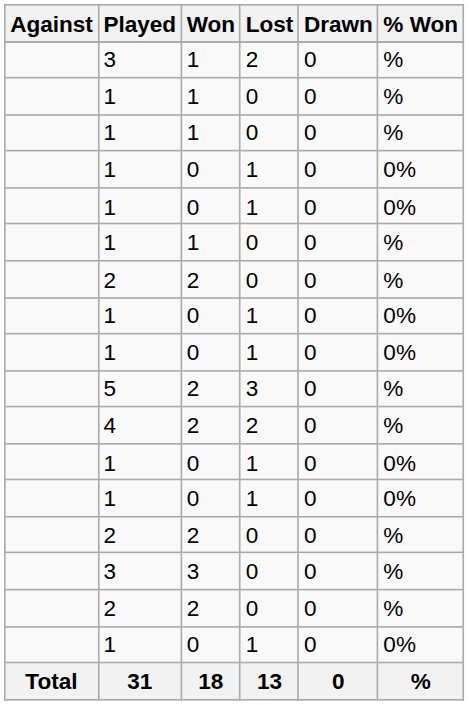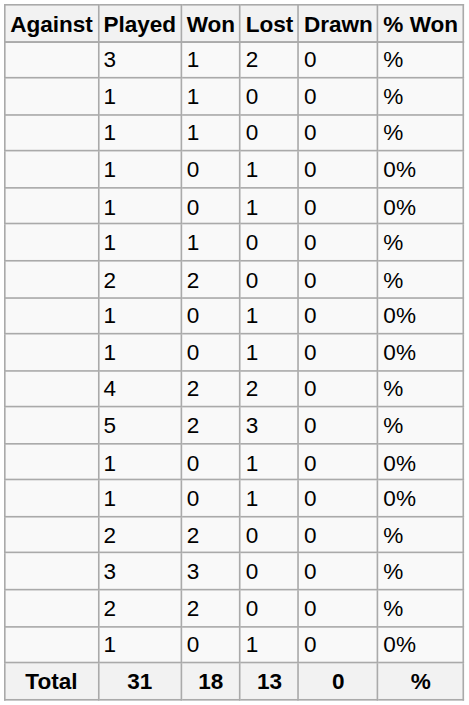rows swapped: (110, 425) <-> (110, 389)
